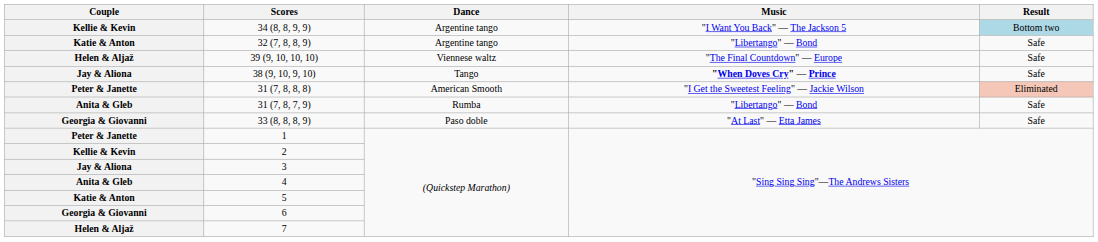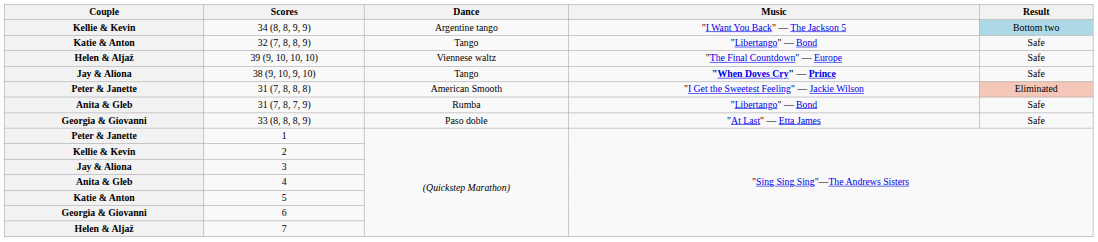(466, 43) Argentine tango -> (466, 43) Tango
